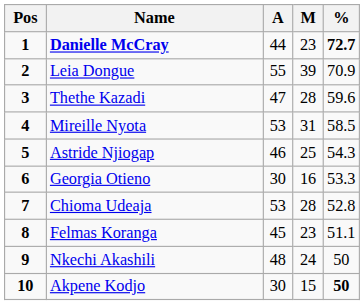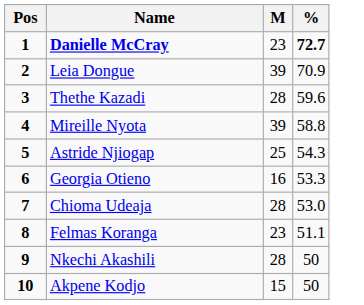- column: (278, 18)
(308, 125) 31 -> (278, 125) 39
(341, 125) 58.5 -> (311, 125) 58.8
(341, 206) 52.8 -> (311, 206) 53.0
(308, 259) 24 -> (278, 259) 28
(341, 286) bold -> (311, 286) normal
